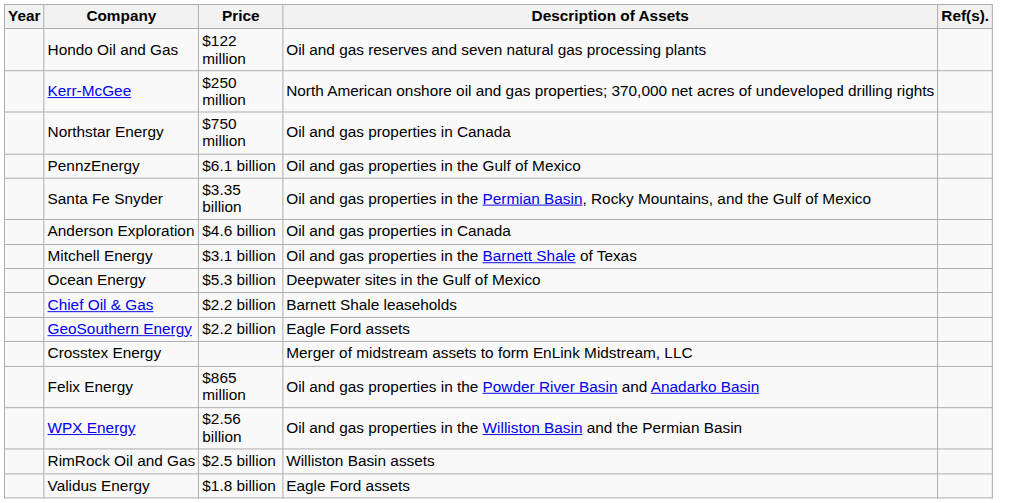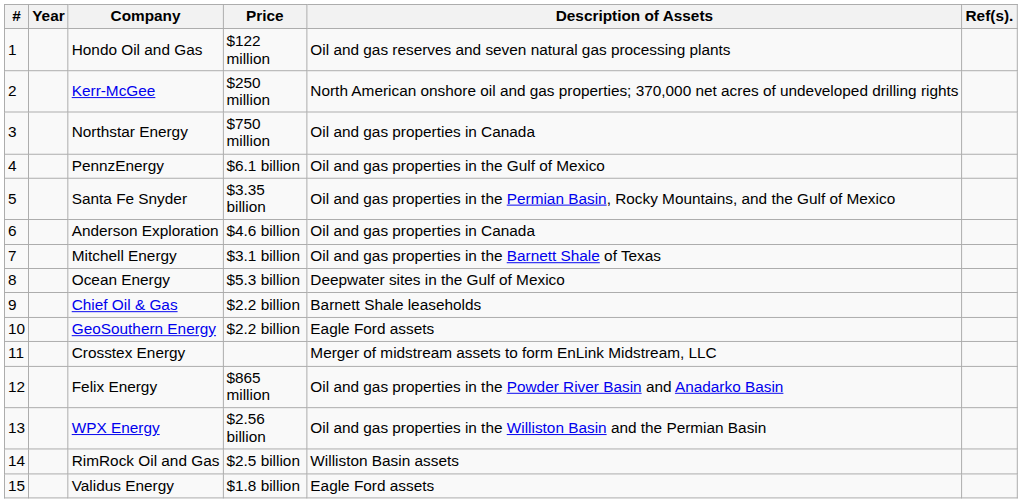+ column: (17, 16)
